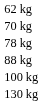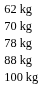- row: (21, 94)
